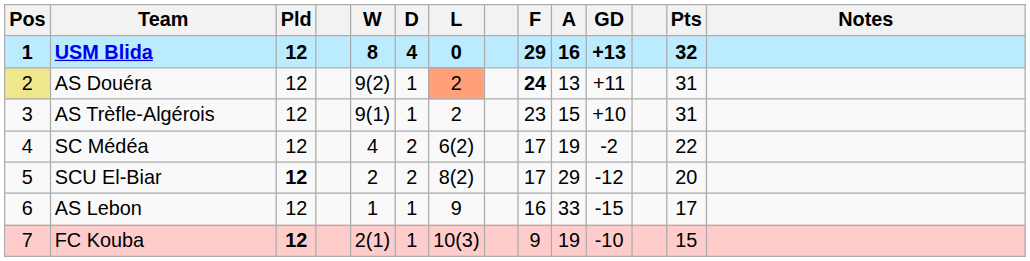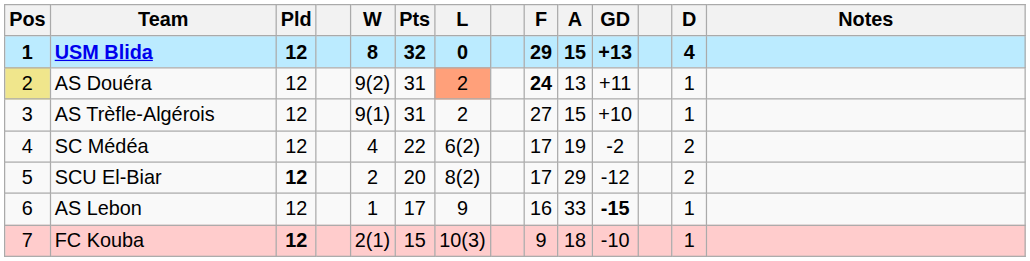columns swapped: (412, 20) <-> (686, 20)
(569, 51) 16 -> (575, 51) 15
(535, 114) 23 -> (541, 114) 27
(609, 209) normal -> (615, 209) bold
(569, 240) 19 -> (575, 240) 18
